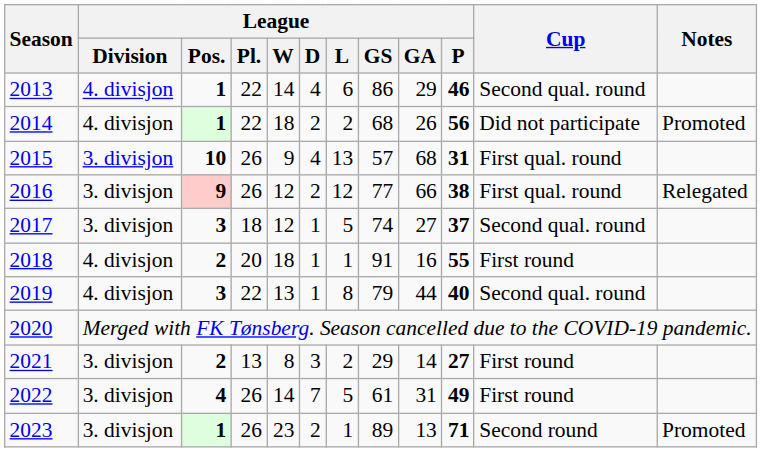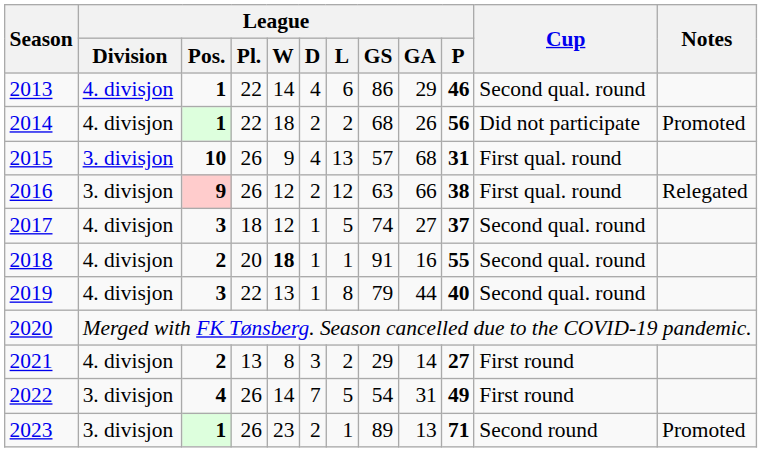(382, 191) 77 -> (382, 191) 63
(128, 225) 3. divisjon -> (128, 225) 4. divisjon
(284, 259) normal -> (284, 259) bold
(527, 259) First round -> (562, 259) Second qual. round
(128, 361) 3. divisjon -> (128, 361) 4. divisjon
(382, 395) 61 -> (382, 395) 54
